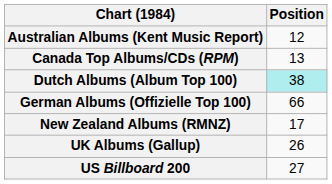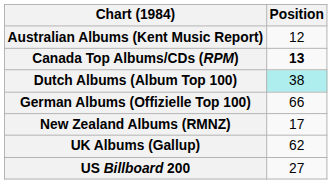(297, 59) normal -> (297, 59) bold
(297, 146) 26 -> (297, 146) 62
